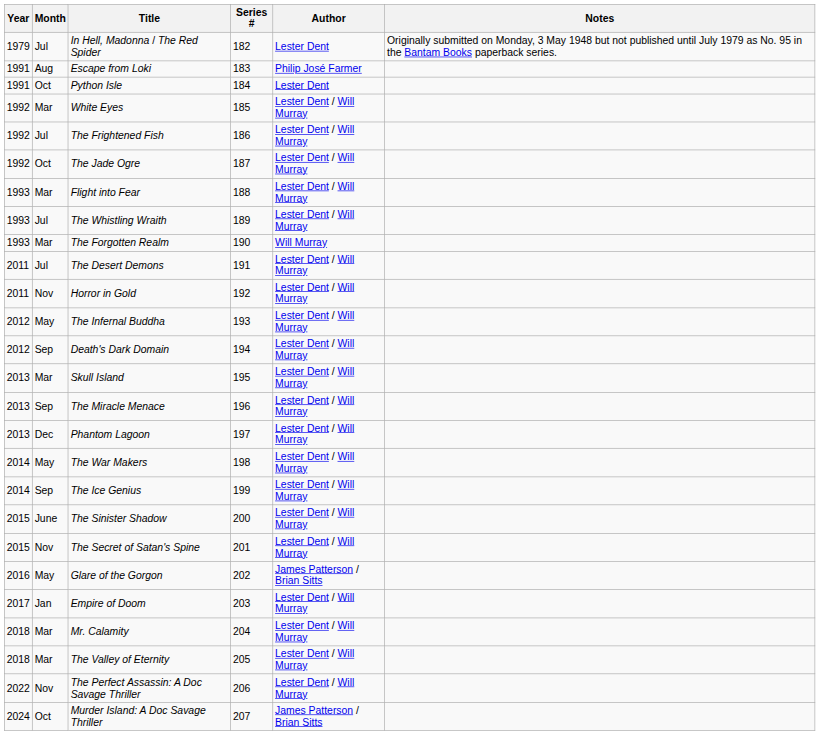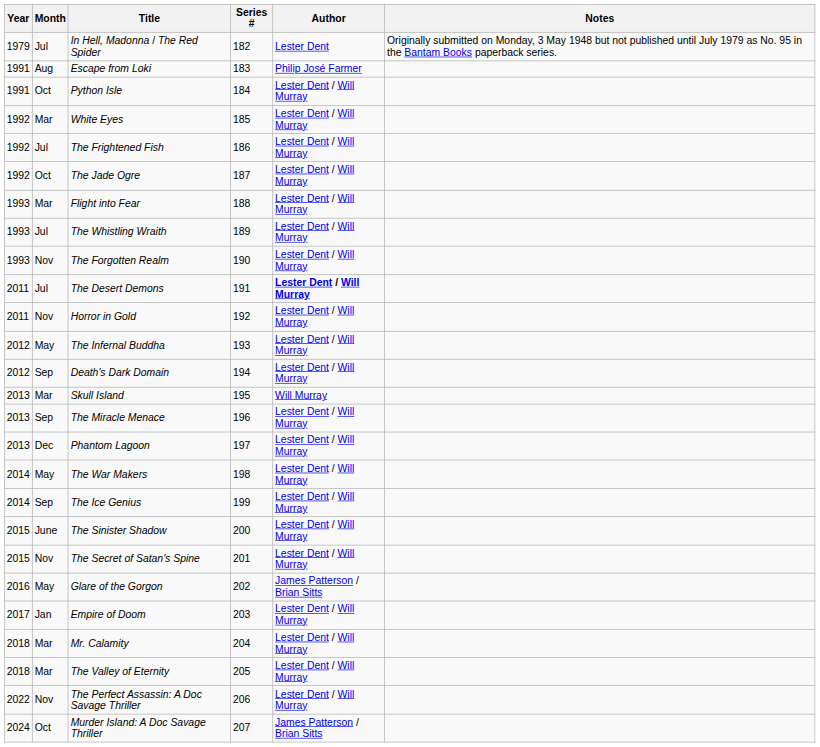(302, 85) Lester Dent -> (315, 91) Lester Dent / Will Murray
(44, 243) Mar -> (44, 260) Nov
(301, 243) Will Murray -> (315, 260) Lester Dent / Will Murray
(315, 265) normal -> (317, 288) bold
(315, 378) Lester Dent / Will Murray -> (301, 395) Will Murray
